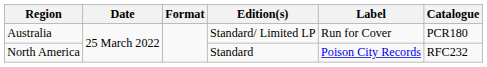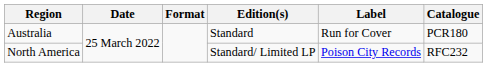(263, 33) Standard/ Limited LP -> (232, 33) Standard
(232, 52) Standard -> (263, 52) Standard/ Limited LP
